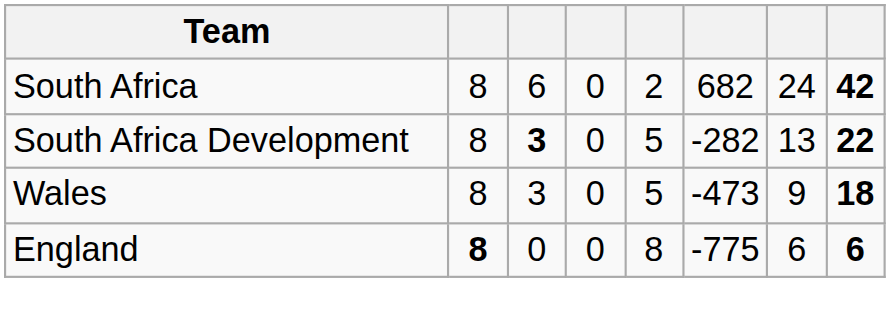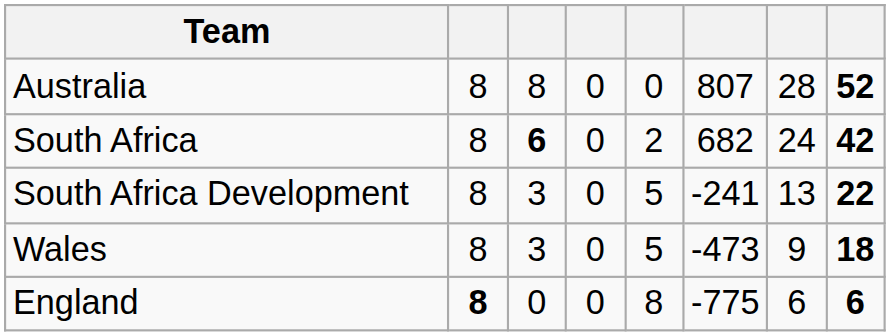+ row: (80, 85)
(537, 85) normal -> (537, 140) bold
(537, 140) bold -> (537, 194) normal
(725, 140) -282 -> (725, 194) -241
